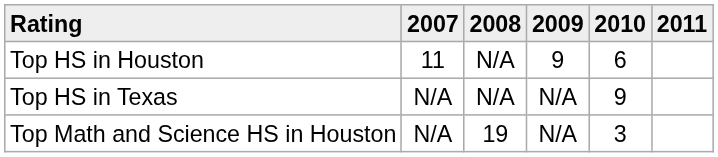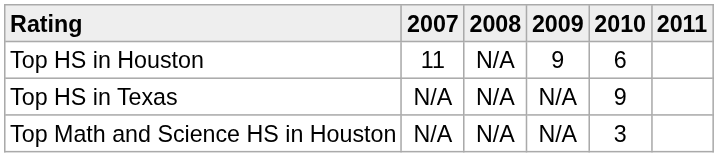(495, 133) 19 -> (495, 133) N/A
